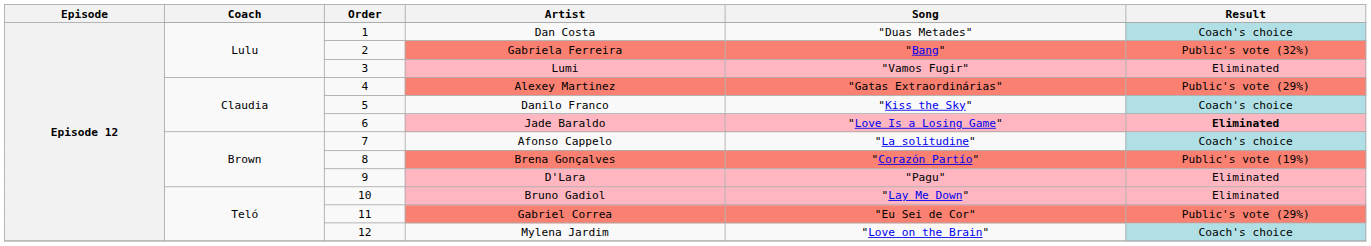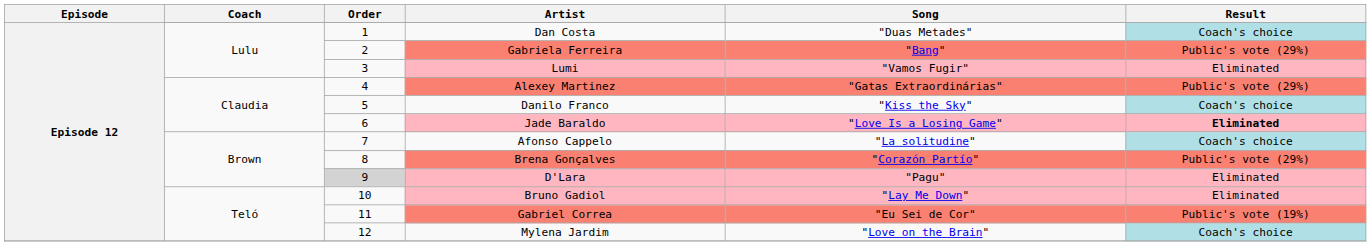(1246, 50) Public's vote (32%) -> (1246, 50) Public's vote (29%)
(1246, 159) Public's vote (19%) -> (1246, 159) Public's vote (29%)
(365, 178) no background -> (365, 178) lightgrey background
(1246, 214) Public's vote (29%) -> (1246, 214) Public's vote (19%)
